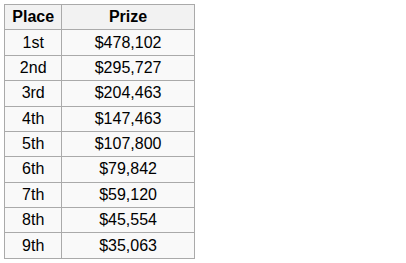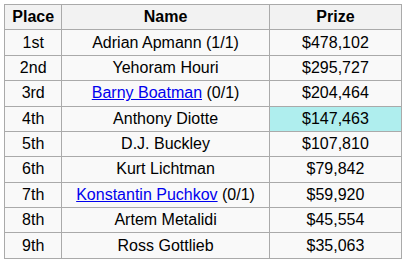+ column: (166, 17)
(128, 93) $204,463 -> (335, 93) $204,464
(128, 118) no background -> (335, 118) paleturquoise background
(128, 144) $107,800 -> (335, 144) $107,810
(128, 194) $59,120 -> (335, 194) $59,920
